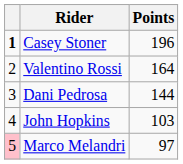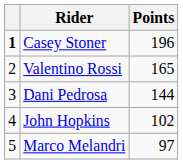(163, 69) 164 -> (163, 69) 165
(163, 120) 103 -> (163, 120) 102
(12, 146) pink background -> (12, 146) no background
